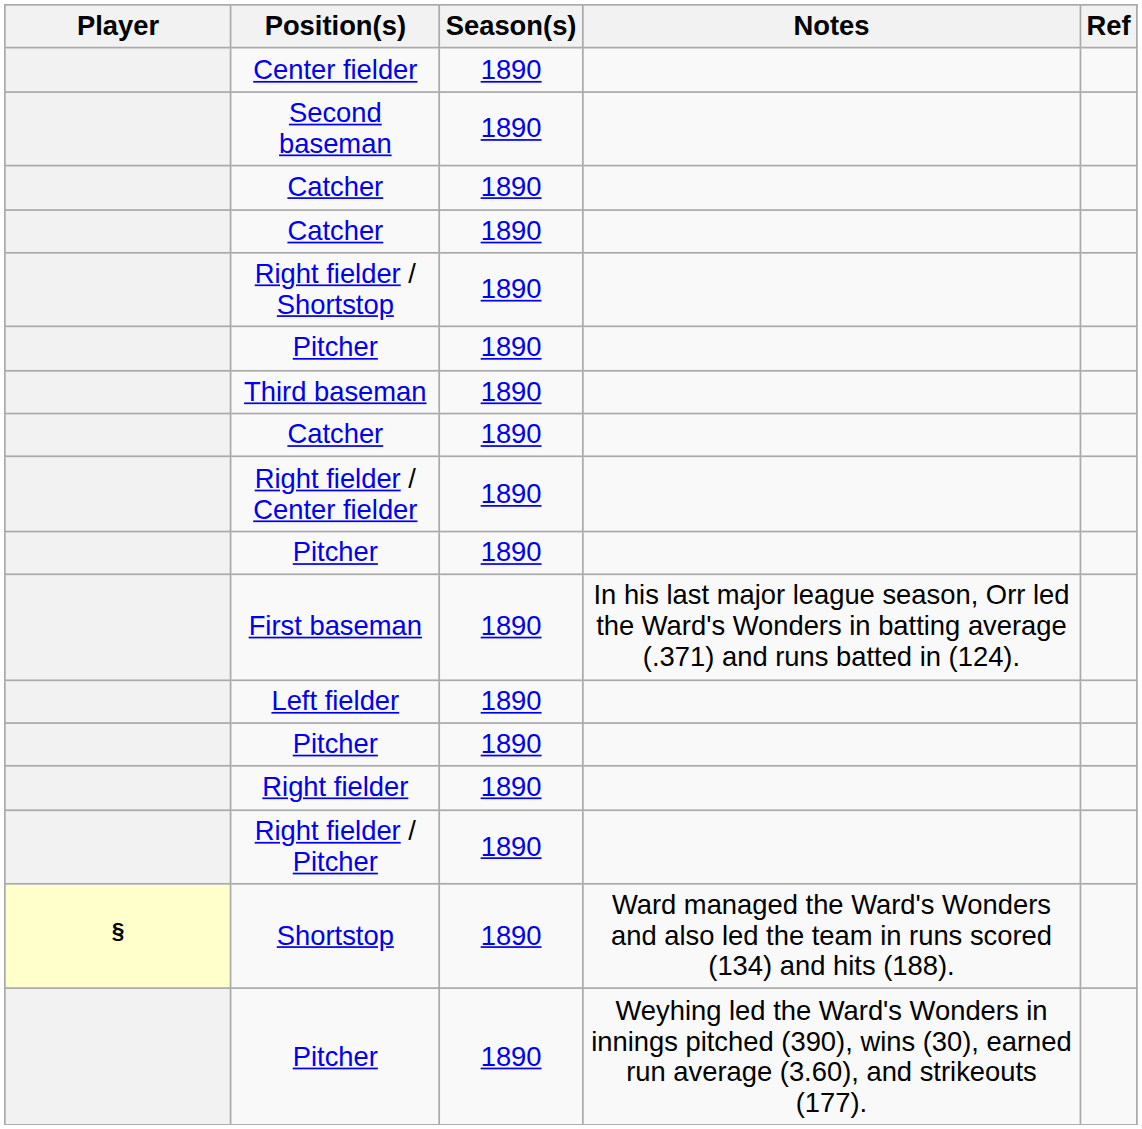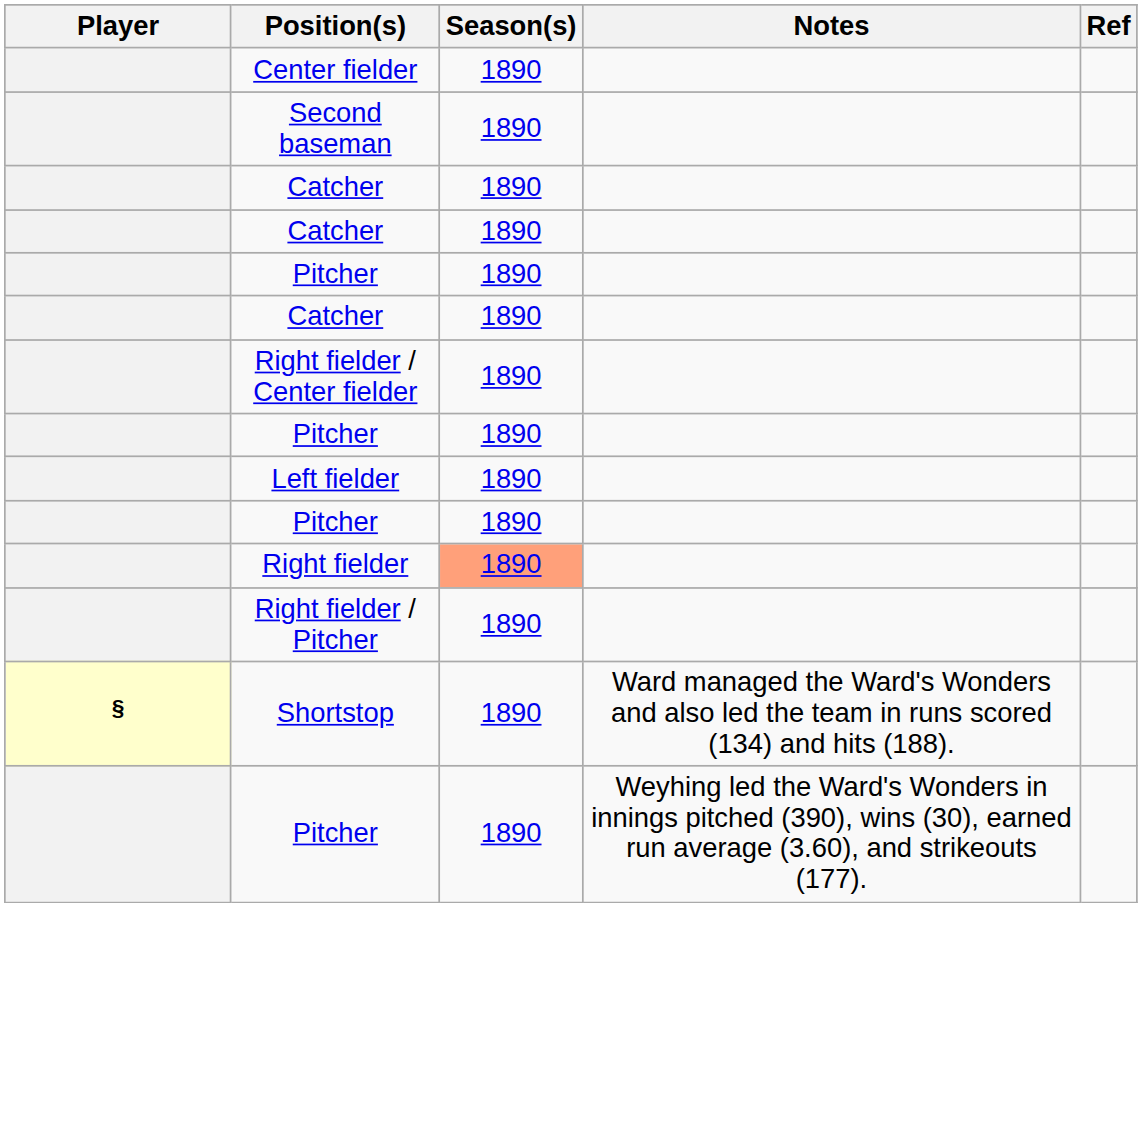- row: (335, 289)
- row: (335, 391)
- row: (335, 626)
(511, 787) no background -> (511, 565) lightsalmon background
